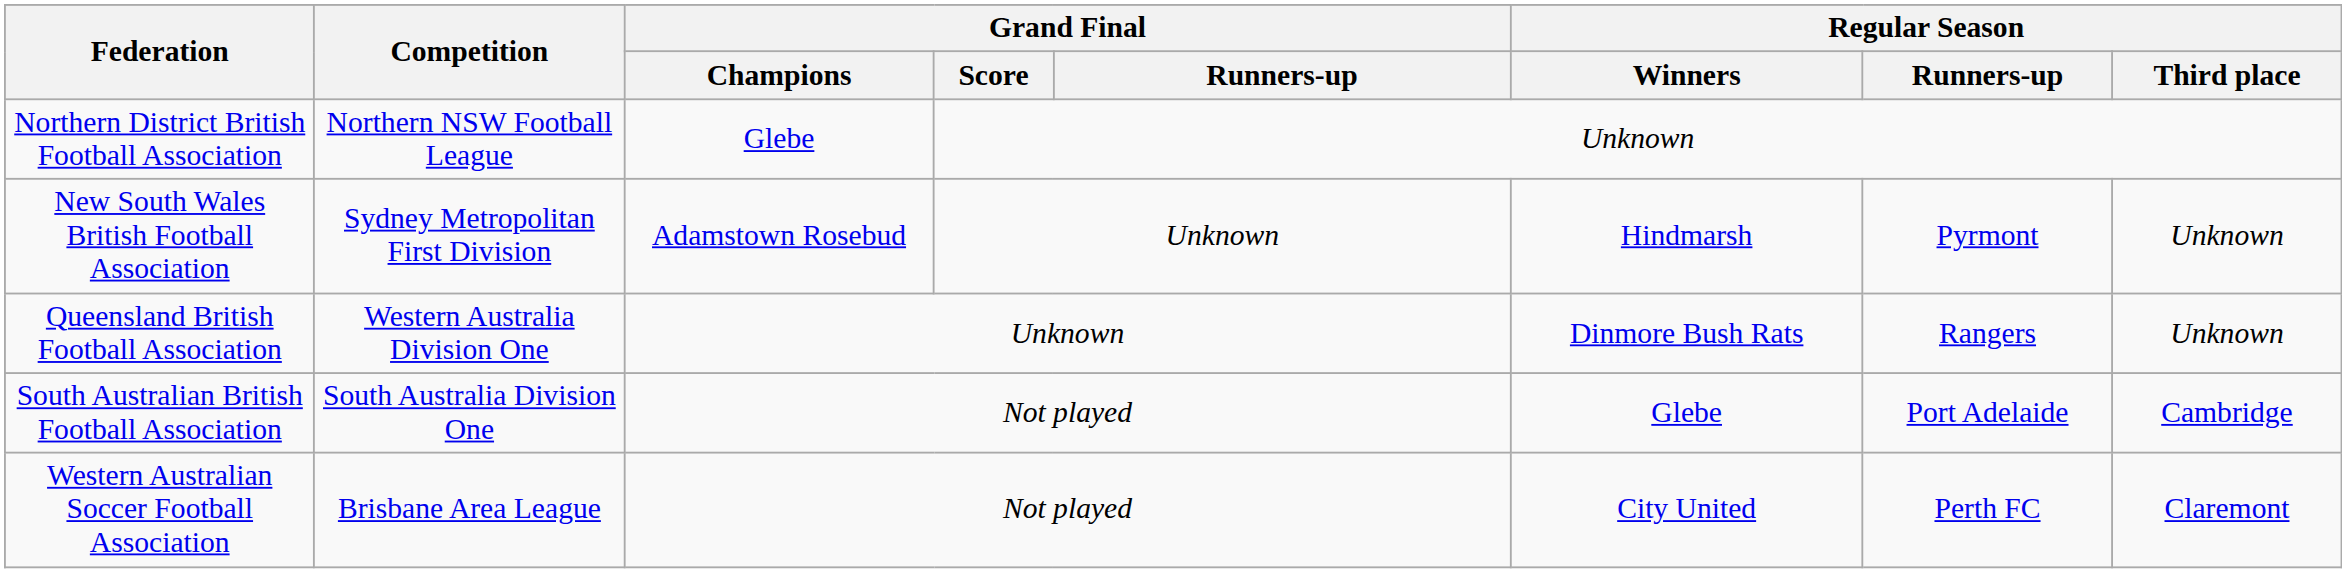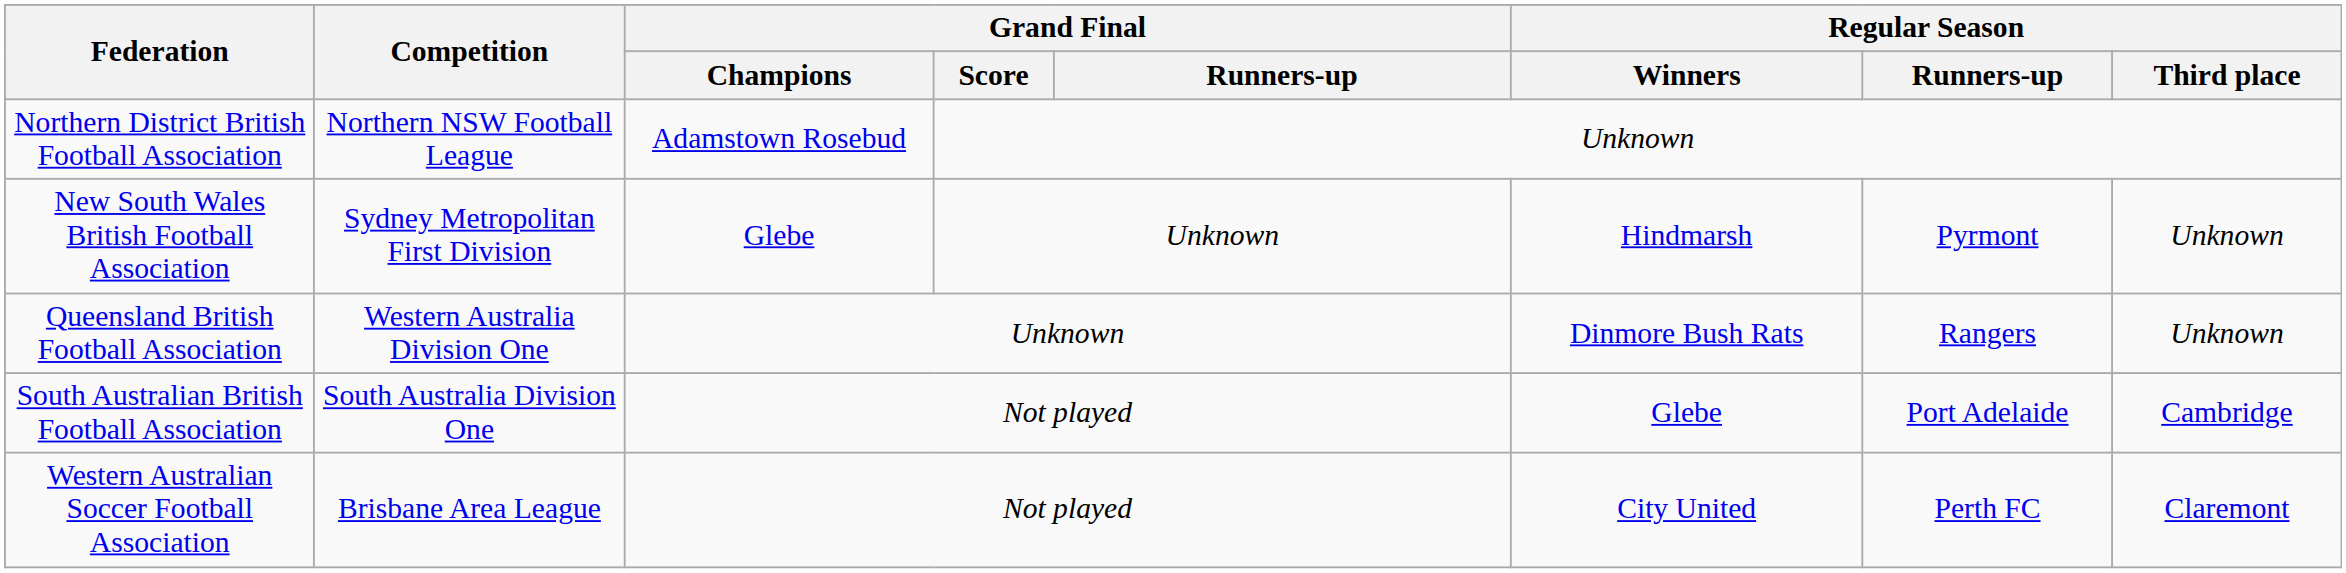(779, 138) Glebe -> (779, 138) Adamstown Rosebud
(779, 235) Adamstown Rosebud -> (779, 235) Glebe
